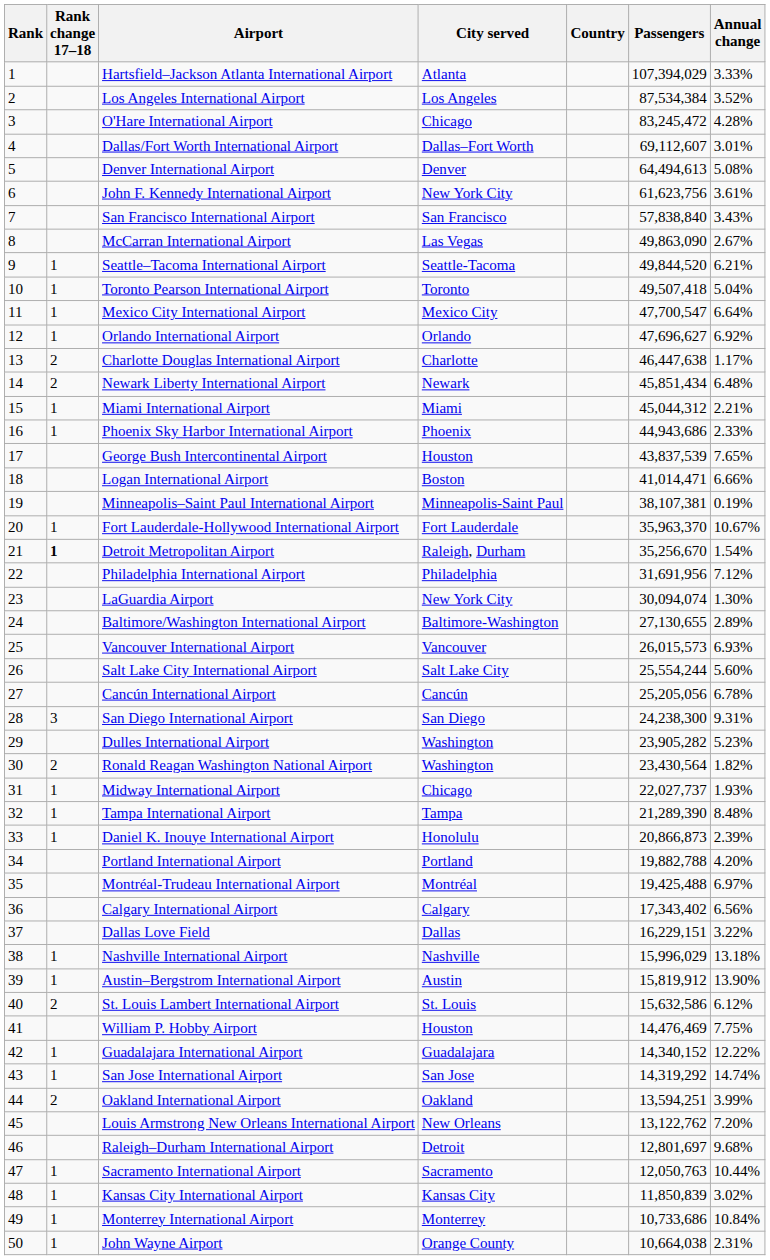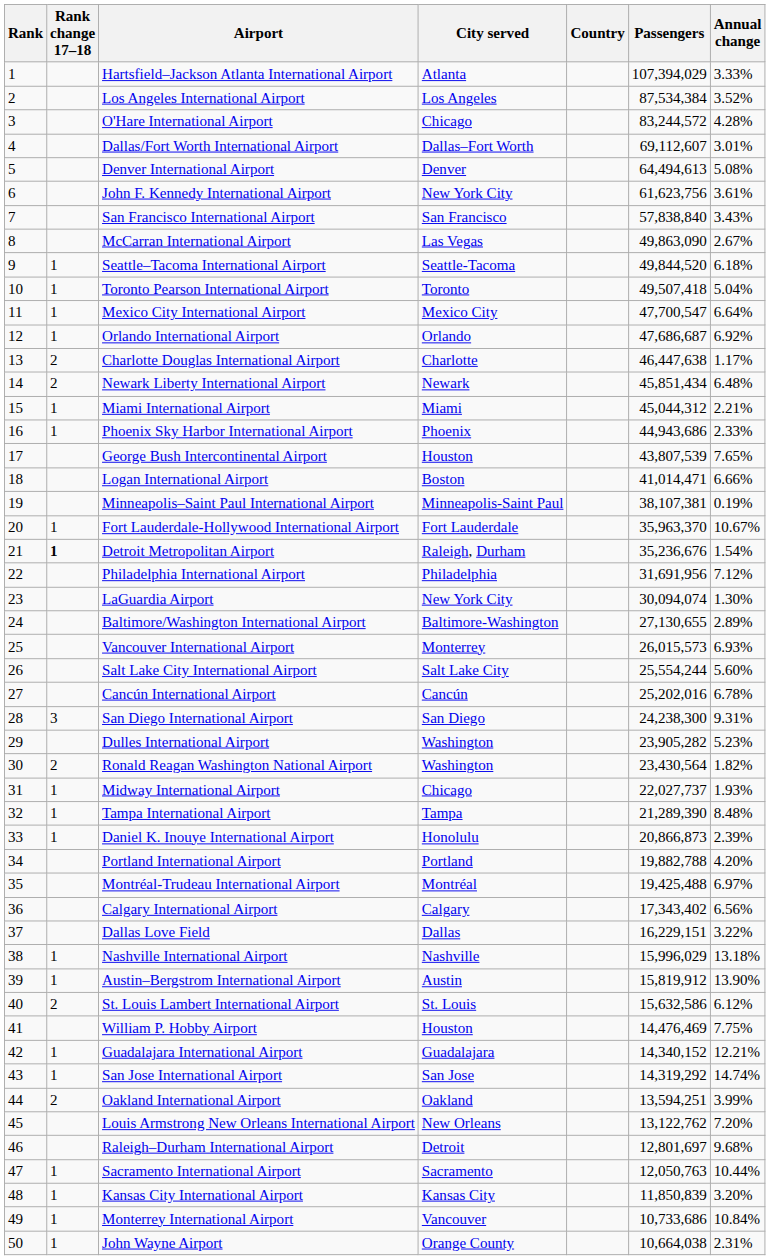(673, 121) 83,245,472 -> (673, 121) 83,244,572
(733, 264) 6.21% -> (733, 264) 6.18%
(673, 336) 47,696,627 -> (673, 336) 47,686,687
(673, 455) 43,837,539 -> (673, 455) 43,807,539
(673, 551) 35,256,670 -> (673, 551) 35,236,676
(454, 646) Vancouver -> (454, 646) Monterrey
(673, 694) 25,205,056 -> (673, 694) 25,202,016
(737, 1052) 12.22% -> (737, 1052) 12.21%
(733, 1195) 3.02% -> (733, 1195) 3.20%
(454, 1219) Monterrey -> (454, 1219) Vancouver
